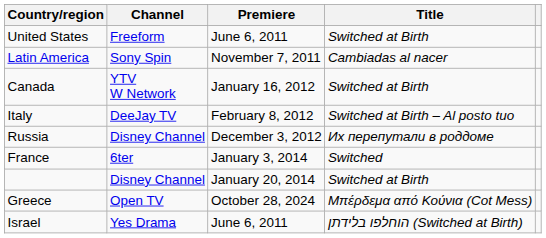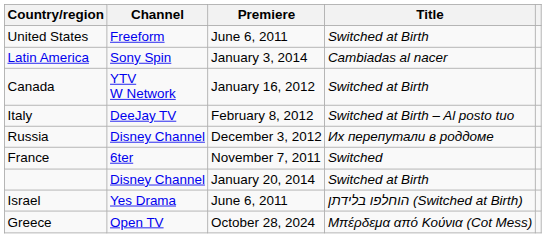(266, 57) November 7, 2011 -> (259, 57) January 3, 2014
(259, 158) January 3, 2014 -> (266, 158) November 7, 2011
rows swapped: (24, 222) <-> (30, 200)
